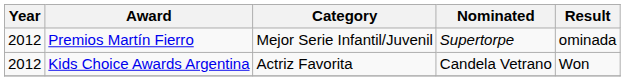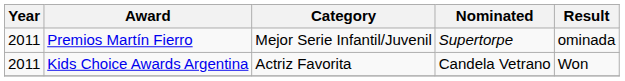(25, 40) 2012 -> (24, 40) 2011
(25, 64) 2012 -> (24, 64) 2011
